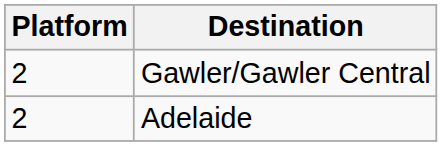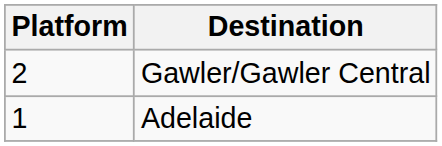(19, 118) 2 -> (19, 118) 1
